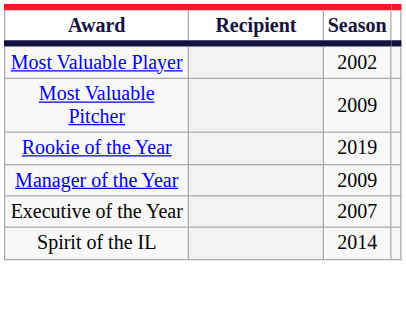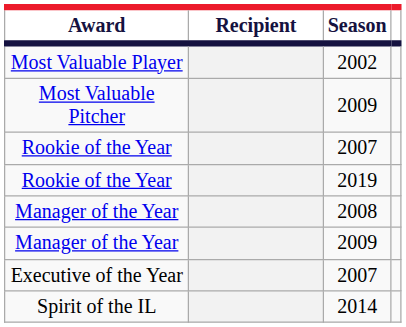+ row: (97, 148)
+ row: (97, 211)
